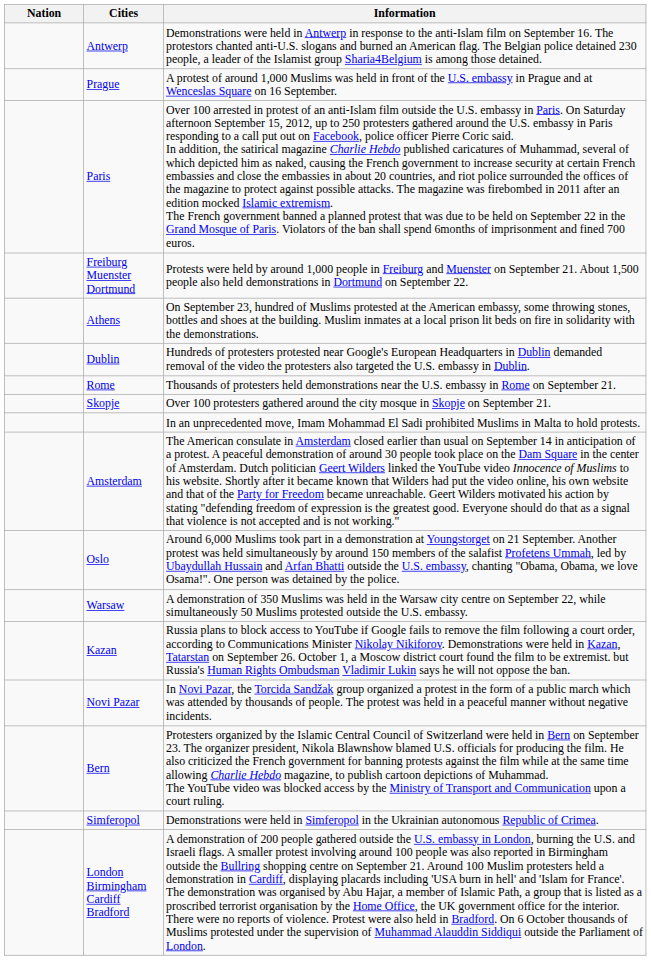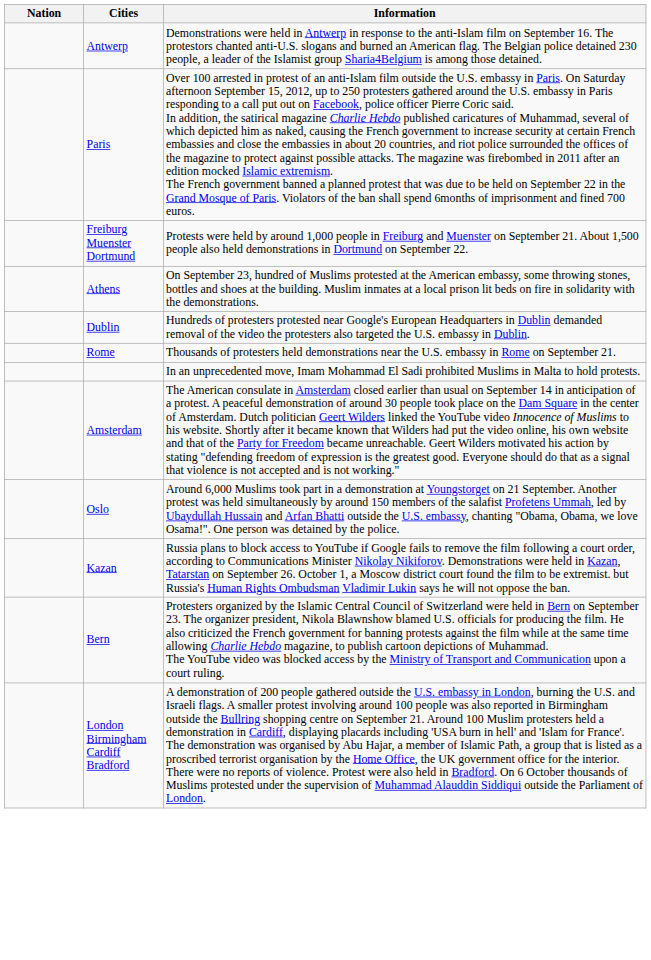- row: (103, 84)
- row: (103, 403)
- row: (105, 605)
- row: (113, 703)
- row: (113, 820)
